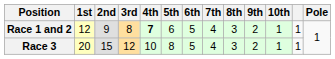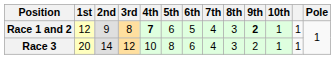(255, 29) normal -> (255, 29) bold
(107, 46) 15 -> (107, 46) 14
(192, 46) 5 -> (192, 46) 6
